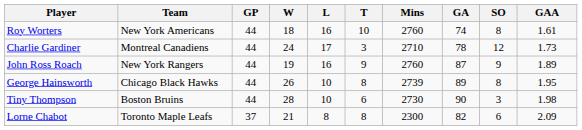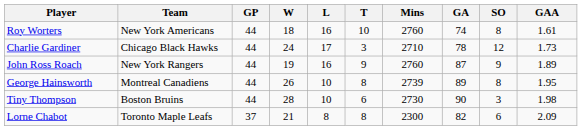(165, 47) Montreal Canadiens -> (169, 47) Chicago Black Hawks
(169, 82) Chicago Black Hawks -> (165, 82) Montreal Canadiens
